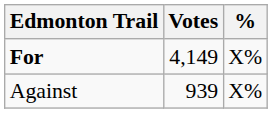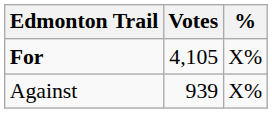(194, 56) 4,149 -> (194, 56) 4,105
